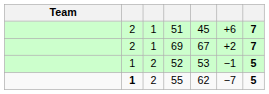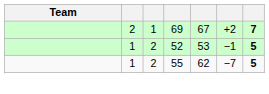- row: (177, 30)
(132, 81) bold -> (132, 64) normal
